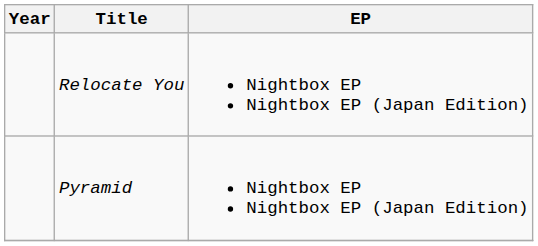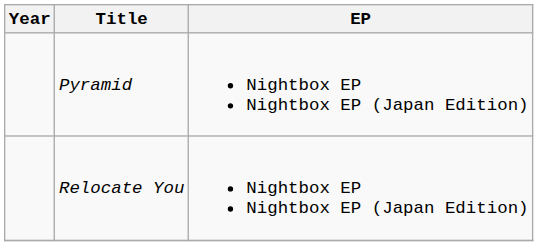rows swapped: (96, 188) <-> (122, 85)
